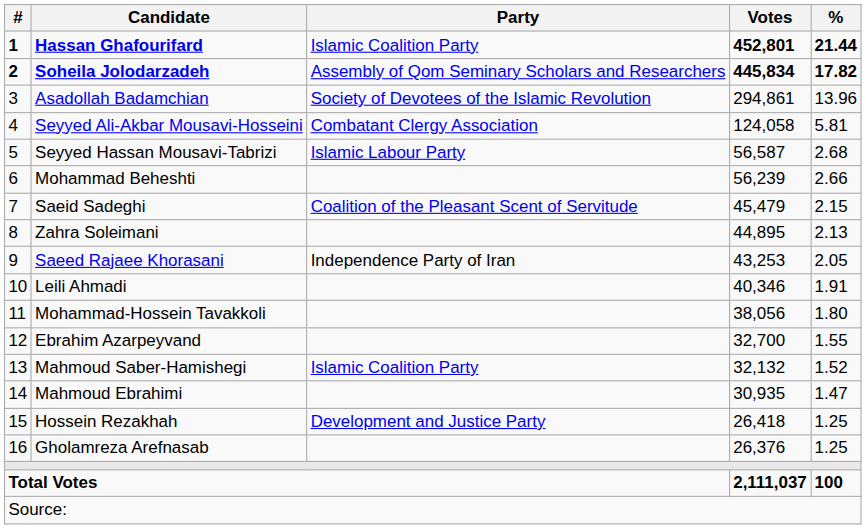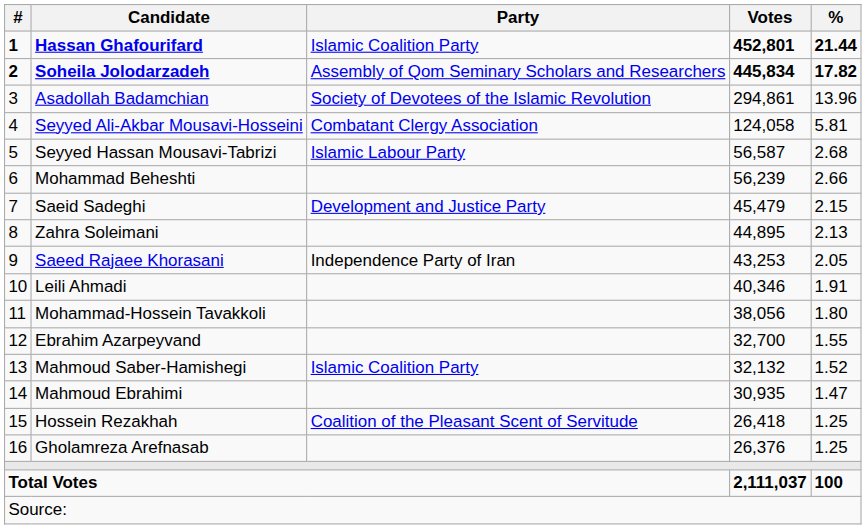(474, 206) Coalition of the Pleasant Scent of Servitude -> (428, 206) Development and Justice Party
(428, 421) Development and Justice Party -> (474, 421) Coalition of the Pleasant Scent of Servitude
